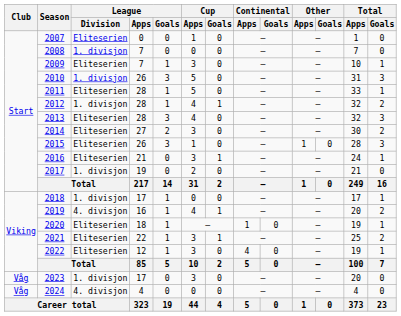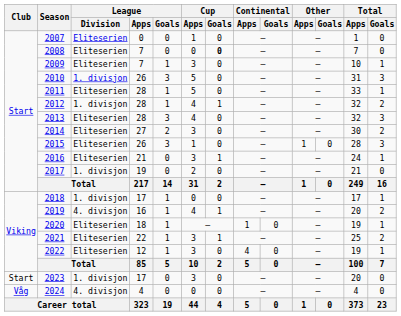(100, 51) 1. divisjon -> (100, 51) Eliteserien
(220, 51) normal -> (220, 51) bold
(21, 278) Våg -> (21, 278) Start
